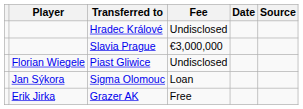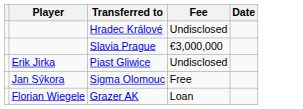- column: (278, 12)
(48, 63) Florian Wiegele -> (33, 63) Erik Jirka
(182, 79) Loan -> (181, 79) Free
(33, 96) Erik Jirka -> (48, 96) Florian Wiegele
(181, 96) Free -> (182, 96) Loan
